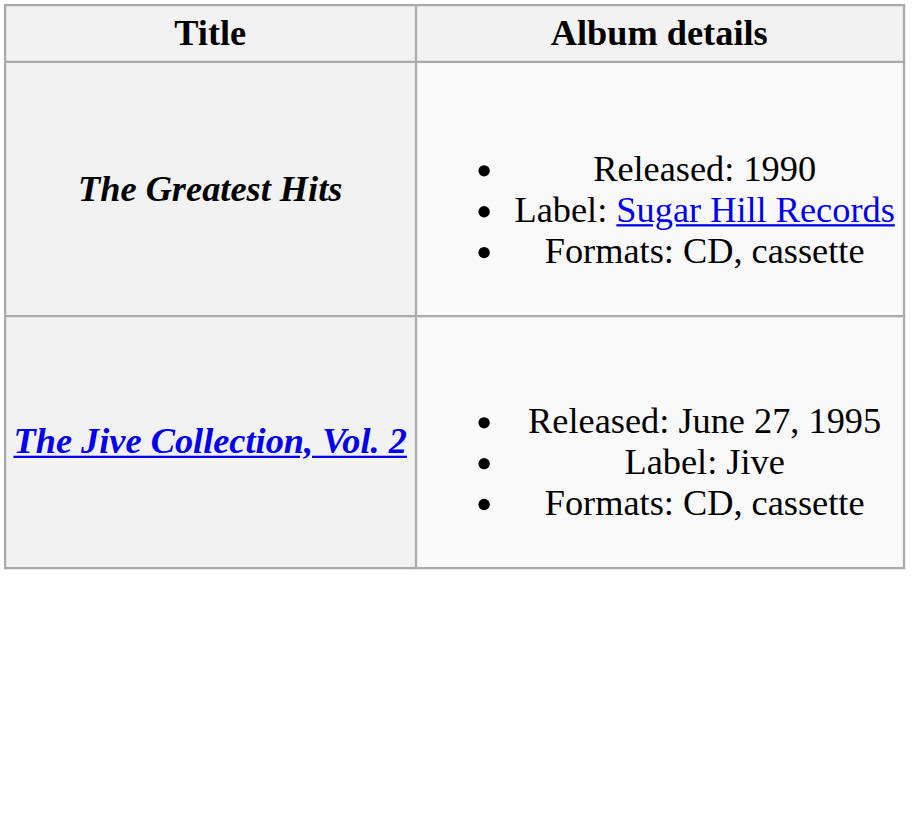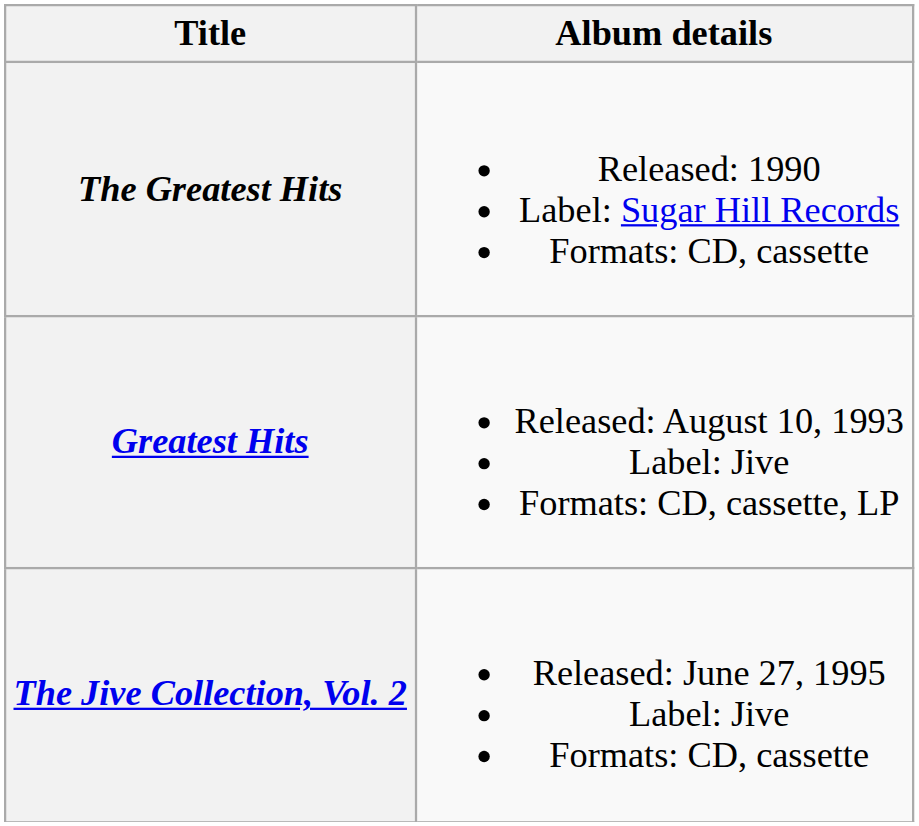+ row: (210, 441)
